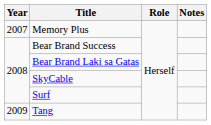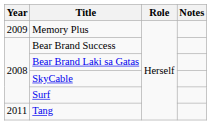(17, 29) 2007 -> (17, 29) 2009
(17, 111) 2009 -> (17, 111) 2011
